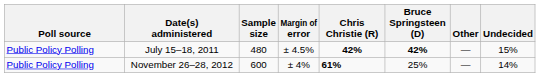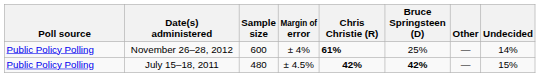rows swapped: (182, 65) <-> (182, 49)
